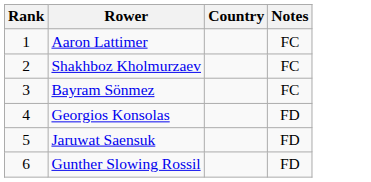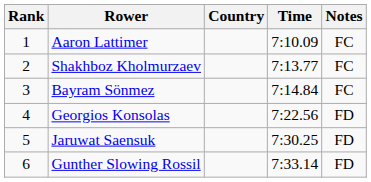+ column: (295, 16)
